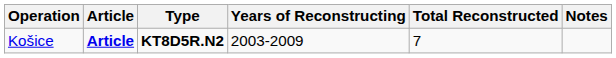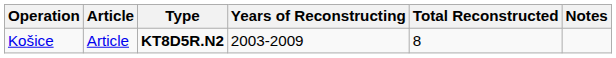(110, 40) bold -> (108, 40) normal
(417, 40) 7 -> (417, 40) 8
